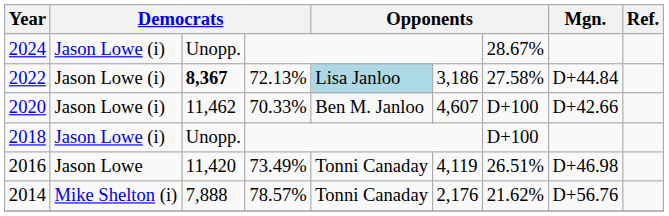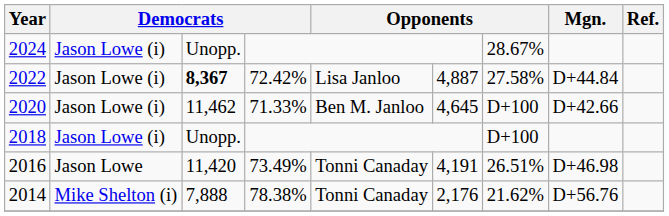(278, 78) 72.13% -> (278, 78) 72.42%
(358, 78) lightblue background -> (358, 78) no background
(457, 78) 3,186 -> (457, 78) 4,887
(278, 107) 70.33% -> (278, 107) 71.33%
(457, 107) 4,607 -> (457, 107) 4,645
(457, 166) 4,119 -> (457, 166) 4,191
(278, 195) 78.57% -> (278, 195) 78.38%
